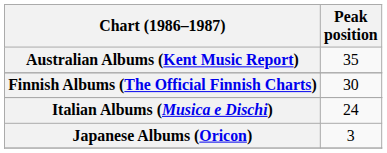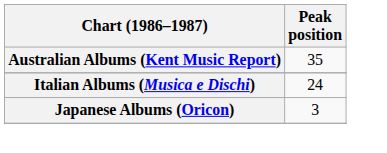- row: (162, 85)
